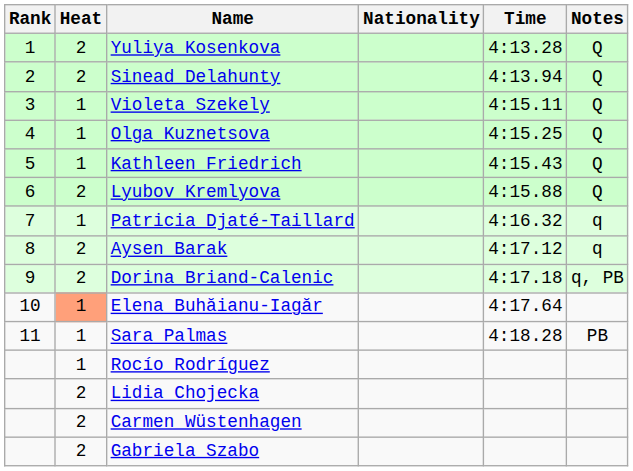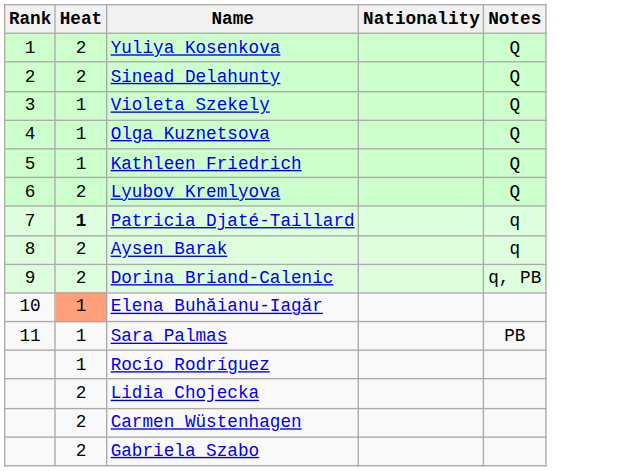- column: (525, 19)
(81, 221) normal -> (81, 221) bold
